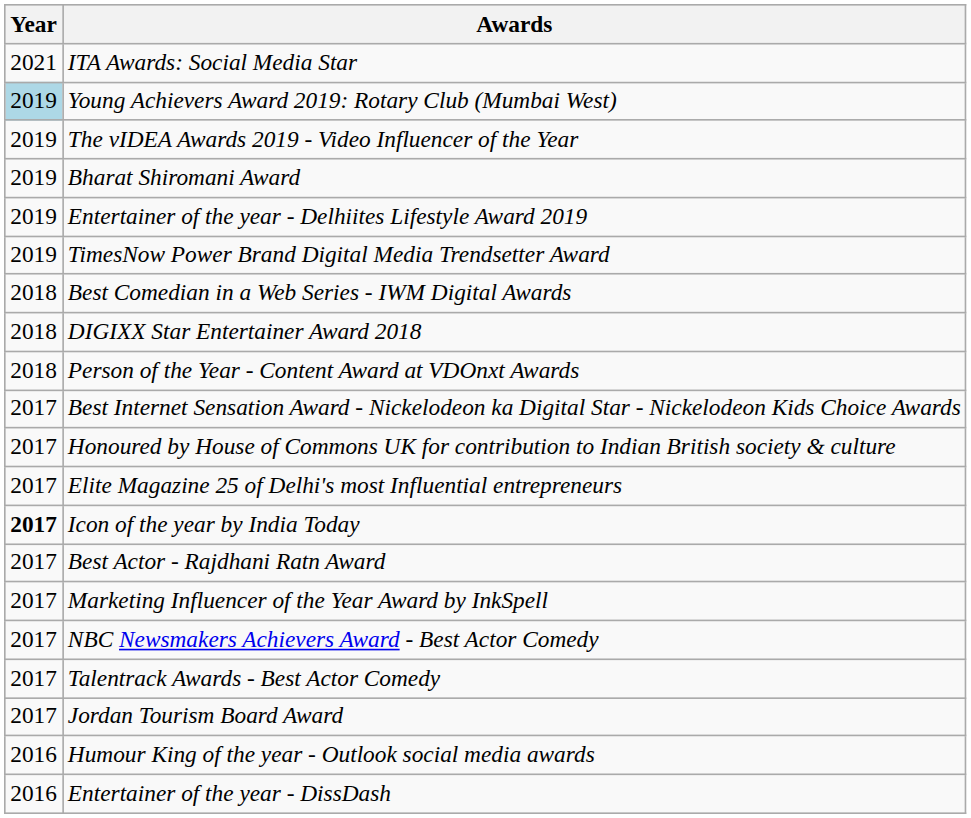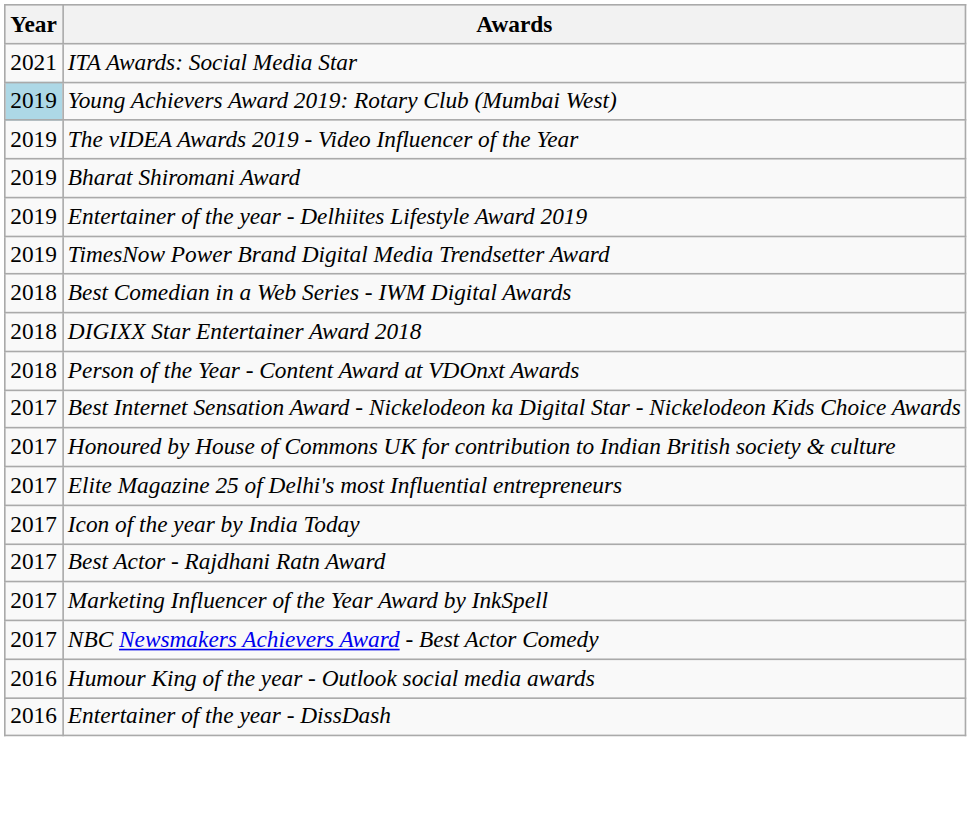(34, 524) bold -> (34, 524) normal
- row: (254, 678)
- row: (205, 716)
